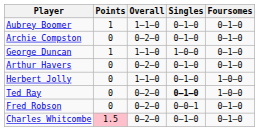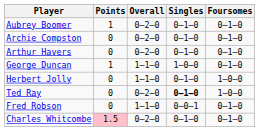(147, 25) 1–1–0 -> (147, 25) 0–2–0
rows swapped: (39, 52) <-> (39, 65)
(147, 106) 0–2–0 -> (147, 106) 1–1–0
